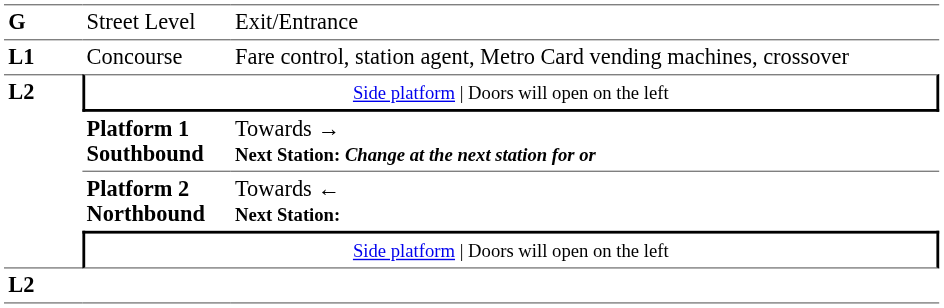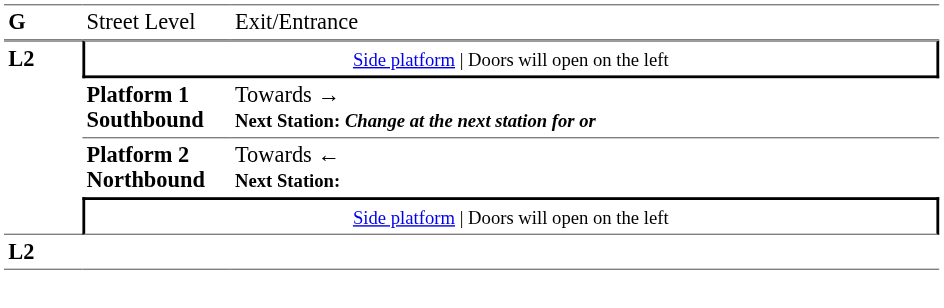- row: (135, 56)
